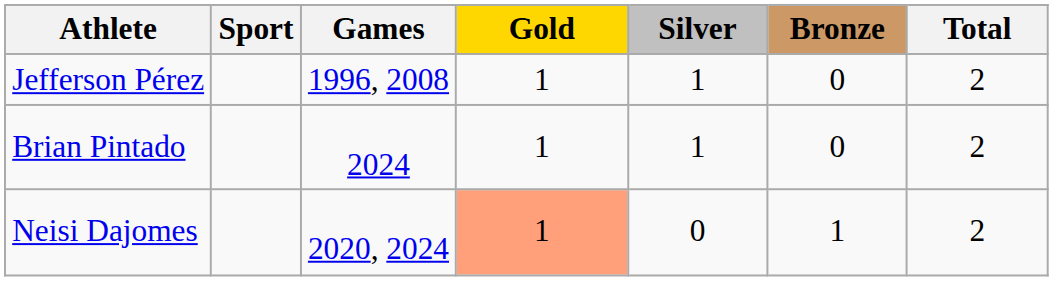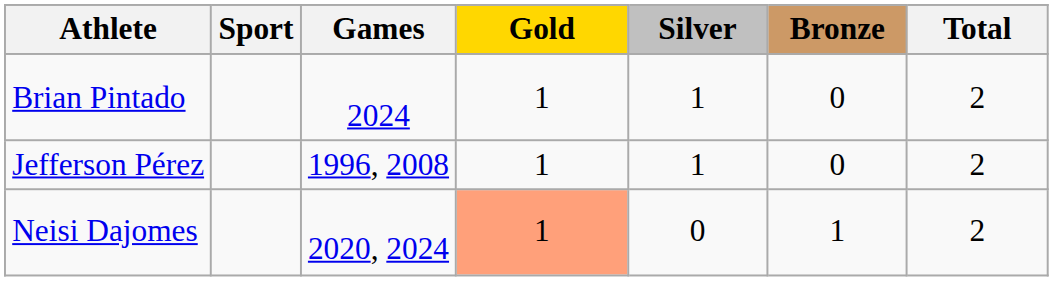rows swapped: (108, 79) <-> (99, 146)
